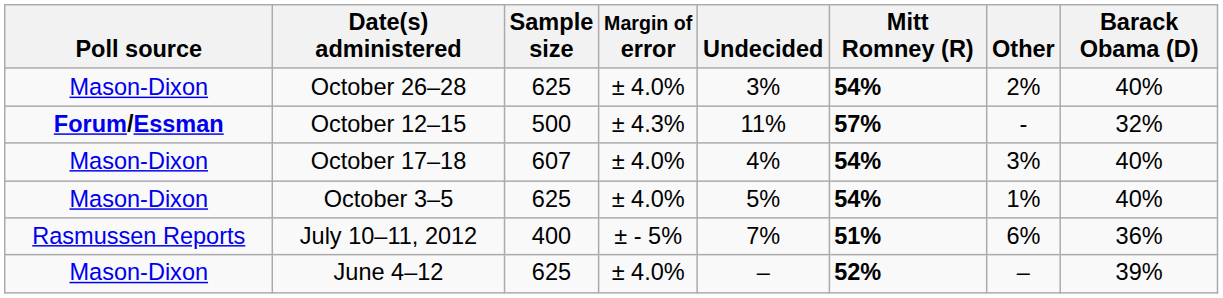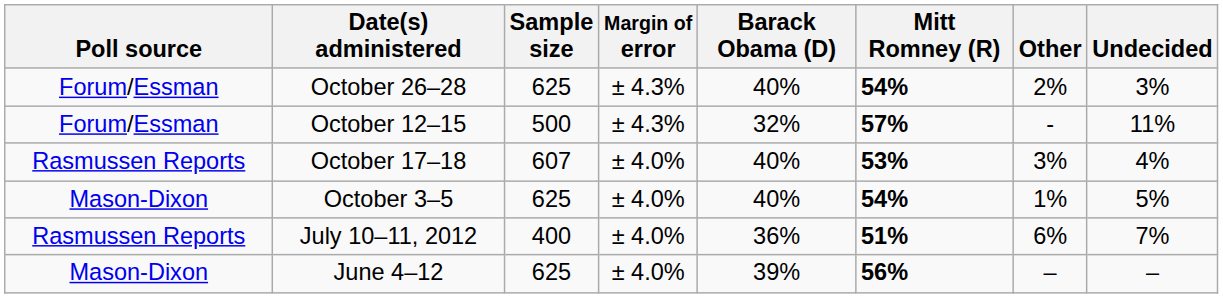columns swapped: (1139, 36) <-> (763, 49)
(139, 86) Mason-Dixon -> (139, 86) Forum/Essman
(648, 86) ± 4.0% -> (648, 86) ± 4.3%
(139, 124) bold -> (139, 124) normal
(139, 161) Mason-Dixon -> (139, 161) Rasmussen Reports
(858, 161) 54% -> (885, 161) 53%
(648, 236) ± - 5% -> (648, 236) ± 4.0%
(858, 273) 52% -> (885, 273) 56%
